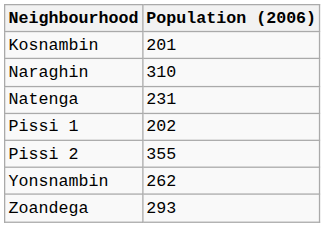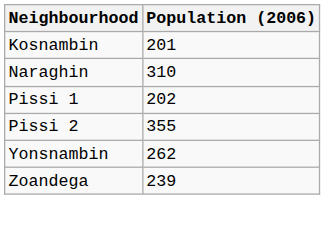- row: (44, 100)
(161, 208) 293 -> (161, 181) 239
